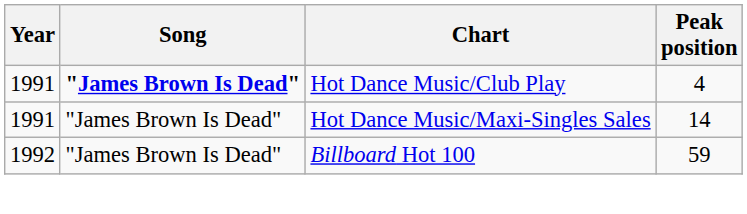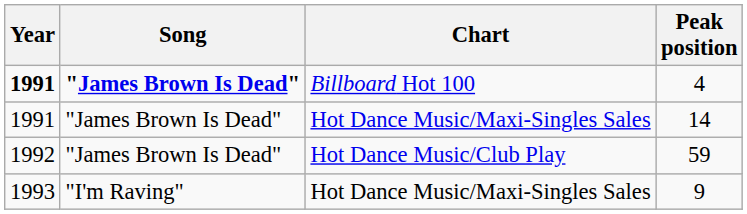(32, 83) normal -> (32, 83) bold
(438, 83) Hot Dance Music/Club Play -> (393, 83) Billboard Hot 100
(393, 155) Billboard Hot 100 -> (438, 155) Hot Dance Music/Club Play
+ row: (699, 190)
